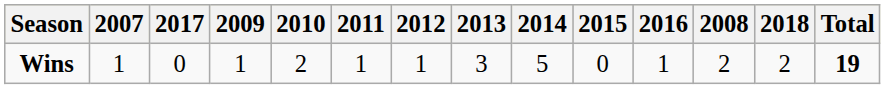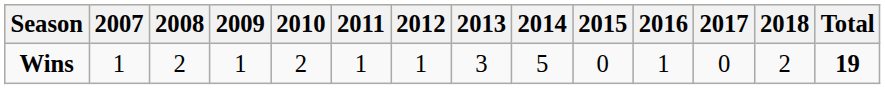columns swapped: (724, 24) <-> (180, 24)
